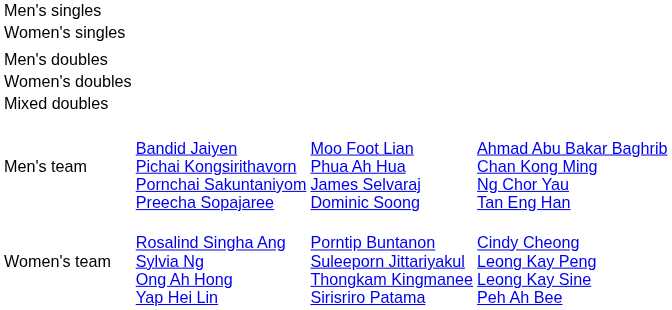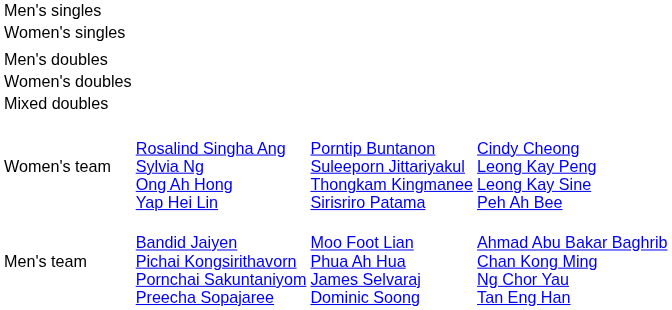rows swapped: (46, 166) <-> (58, 261)
